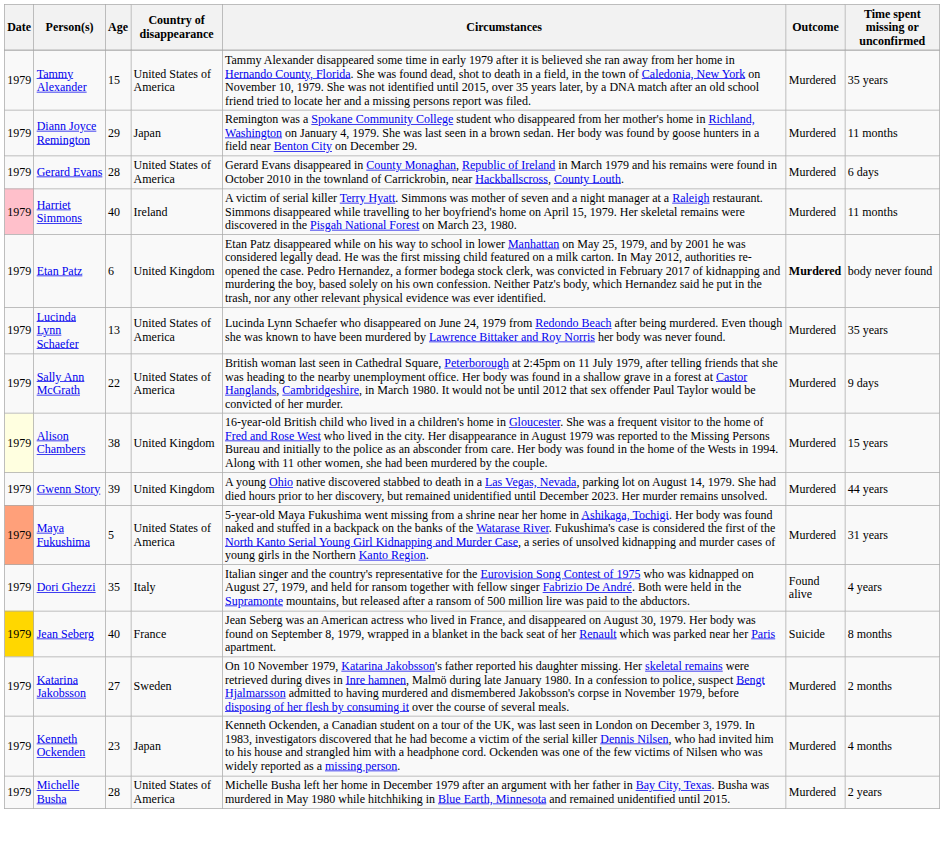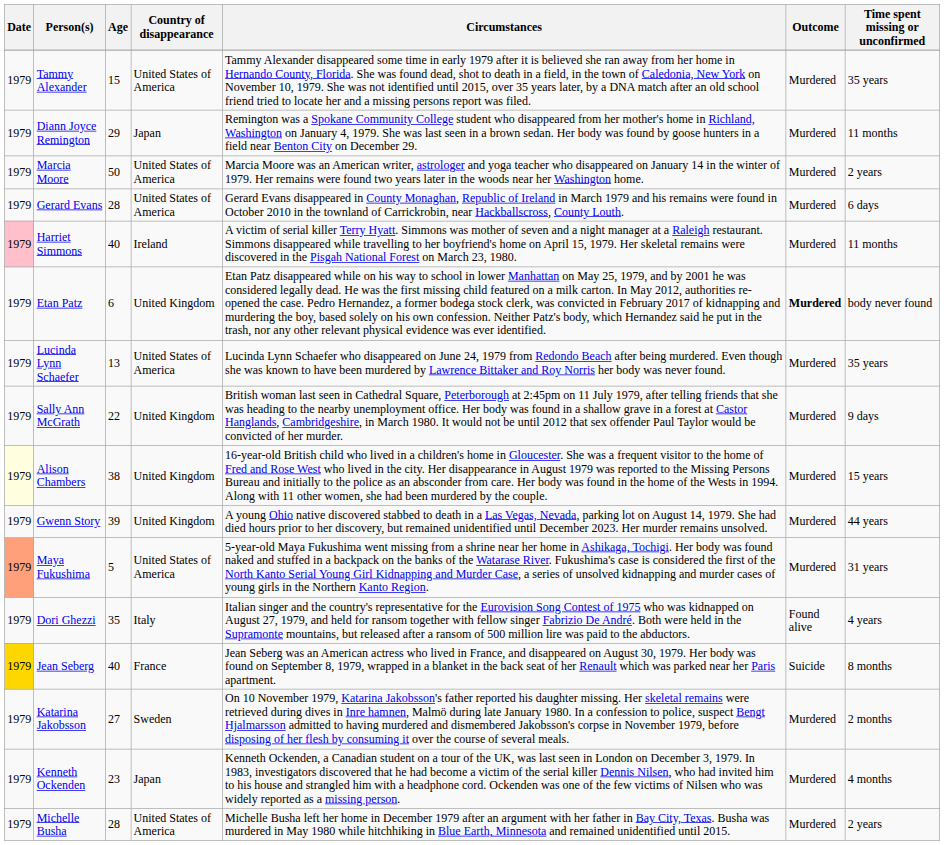+ row: (54, 172)
(172, 383) United States of America -> (174, 416) United Kingdom
